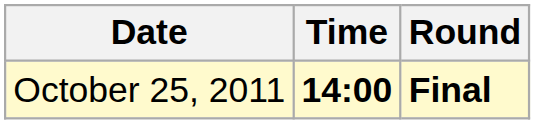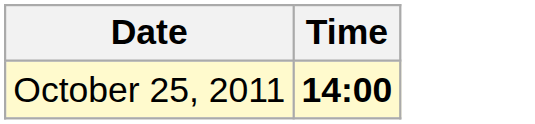- column: (465, 32)
